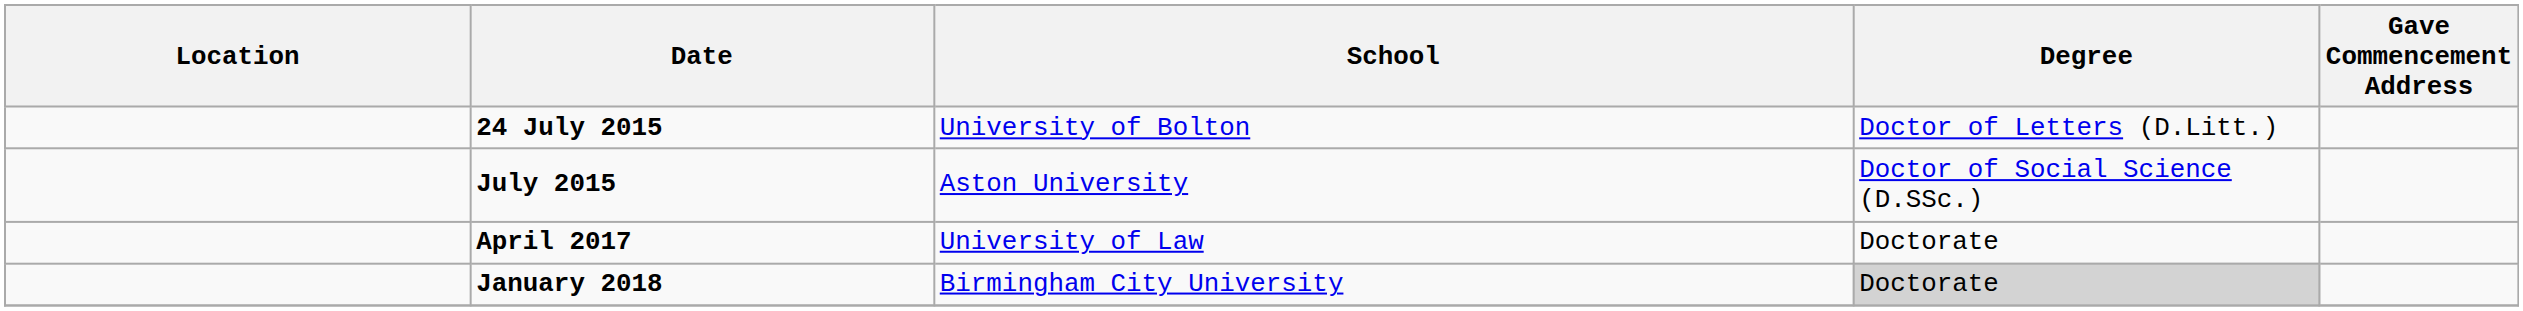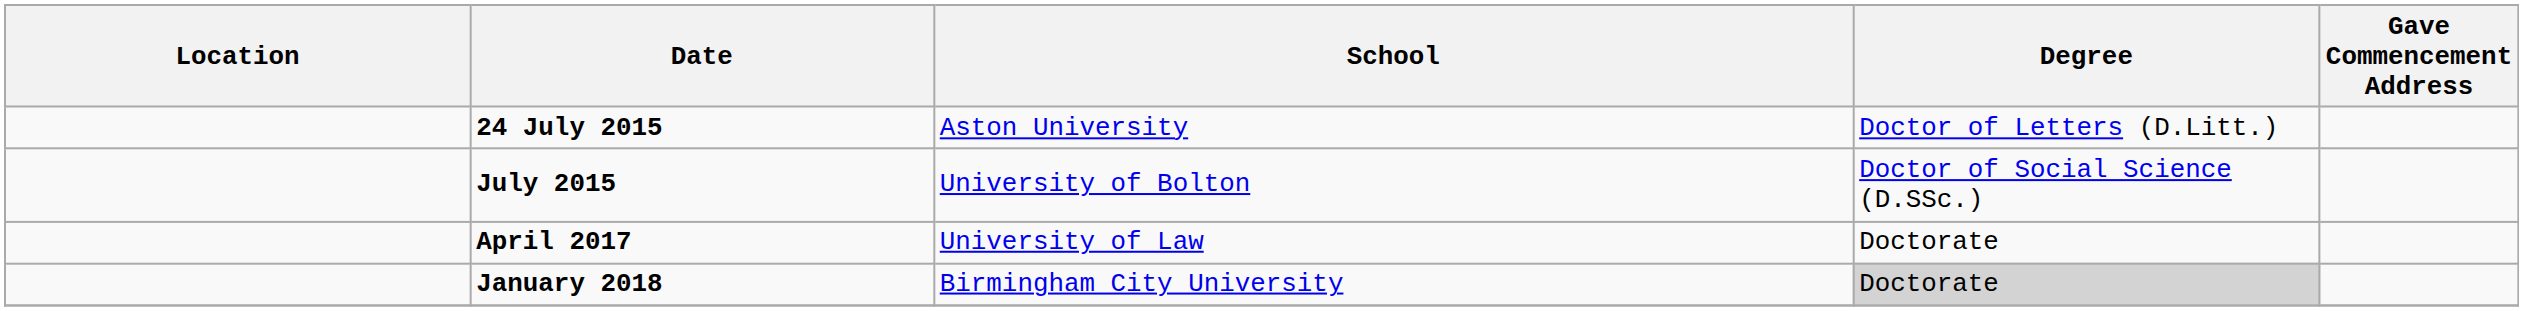(1095, 128) University of Bolton -> (1064, 128) Aston University
(1064, 185) Aston University -> (1095, 185) University of Bolton
